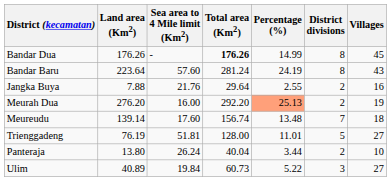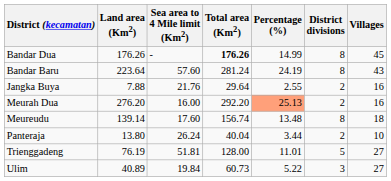(379, 103) 19 -> (379, 103) 16
(342, 119) 7 -> (342, 119) 8
rows swapped: (26, 152) <-> (35, 135)
